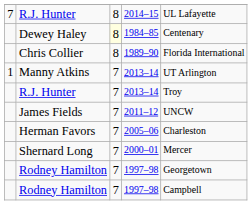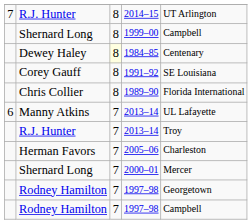(189, 14) UL Lafayette -> (190, 14) UT Arlington
+ row: (56, 33)
+ row: (50, 72)
(10, 72) 1 -> (10, 111) 6
(190, 72) UT Arlington -> (189, 111) UL Lafayette
- row: (51, 111)
